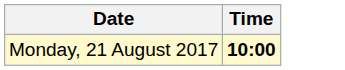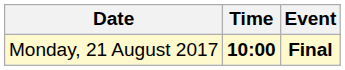+ column: (310, 19)
